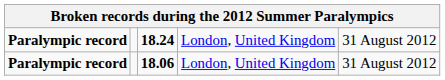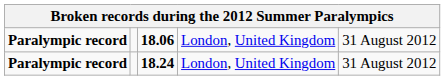rows swapped: (157, 39) <-> (157, 63)
